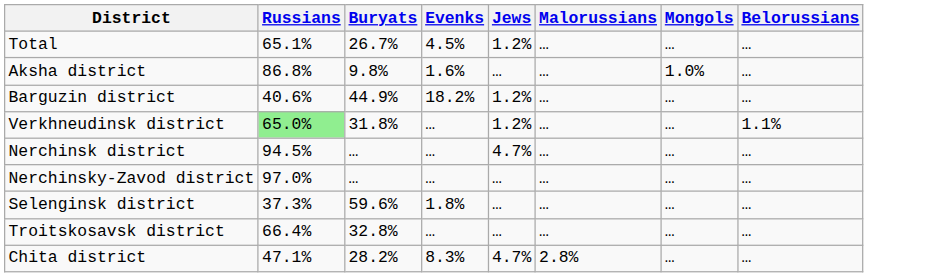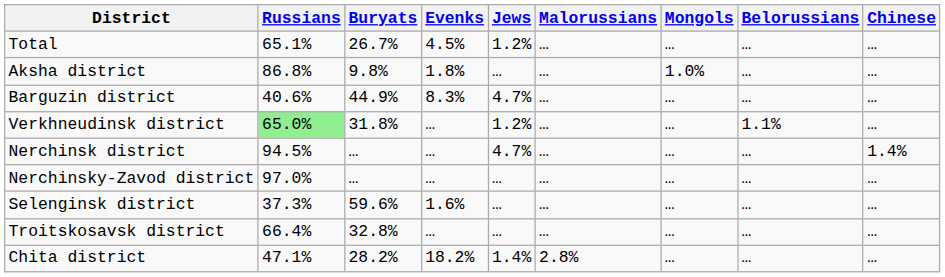+ column: (902, 18)
(445, 71) 1.6% -> (445, 71) 1.8%
(450, 98) 18.2% -> (445, 98) 8.3%
(512, 98) 1.2% -> (512, 98) 4.7%
(445, 205) 1.8% -> (445, 205) 1.6%
(445, 258) 8.3% -> (450, 258) 18.2%
(512, 258) 4.7% -> (512, 258) 1.4%
